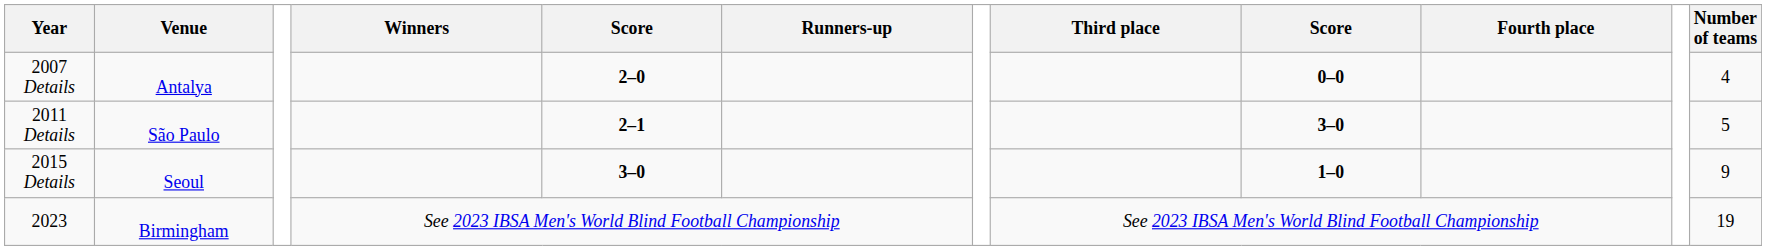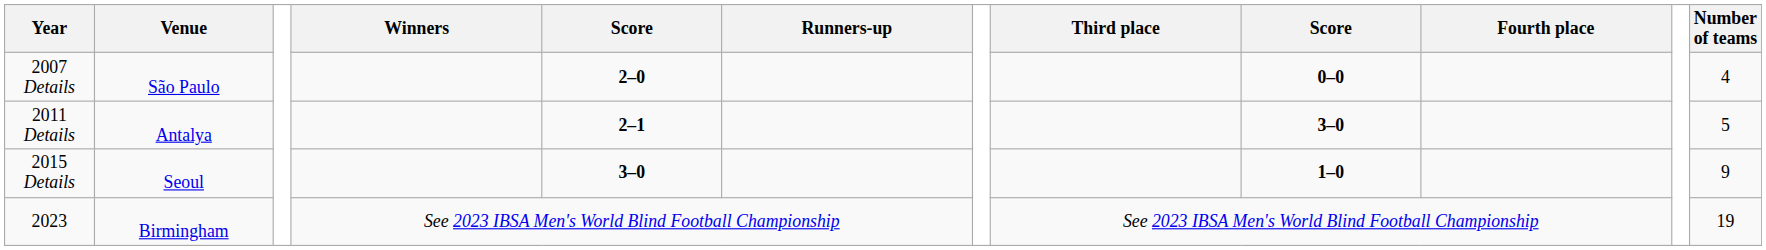(184, 86) Antalya -> (184, 86) São Paulo
(184, 134) São Paulo -> (184, 134) Antalya
